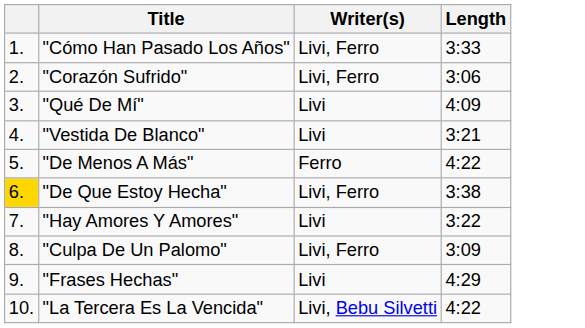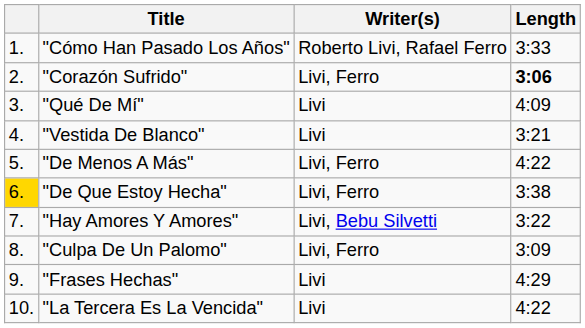(339, 47) Livi, Ferro -> (403, 47) Roberto Livi, Rafael Ferro
(463, 76) normal -> (534, 76) bold
(320, 163) Ferro -> (339, 163) Livi, Ferro
(312, 221) Livi -> (368, 221) Livi, Bebu Silvetti
(368, 308) Livi, Bebu Silvetti -> (312, 308) Livi
